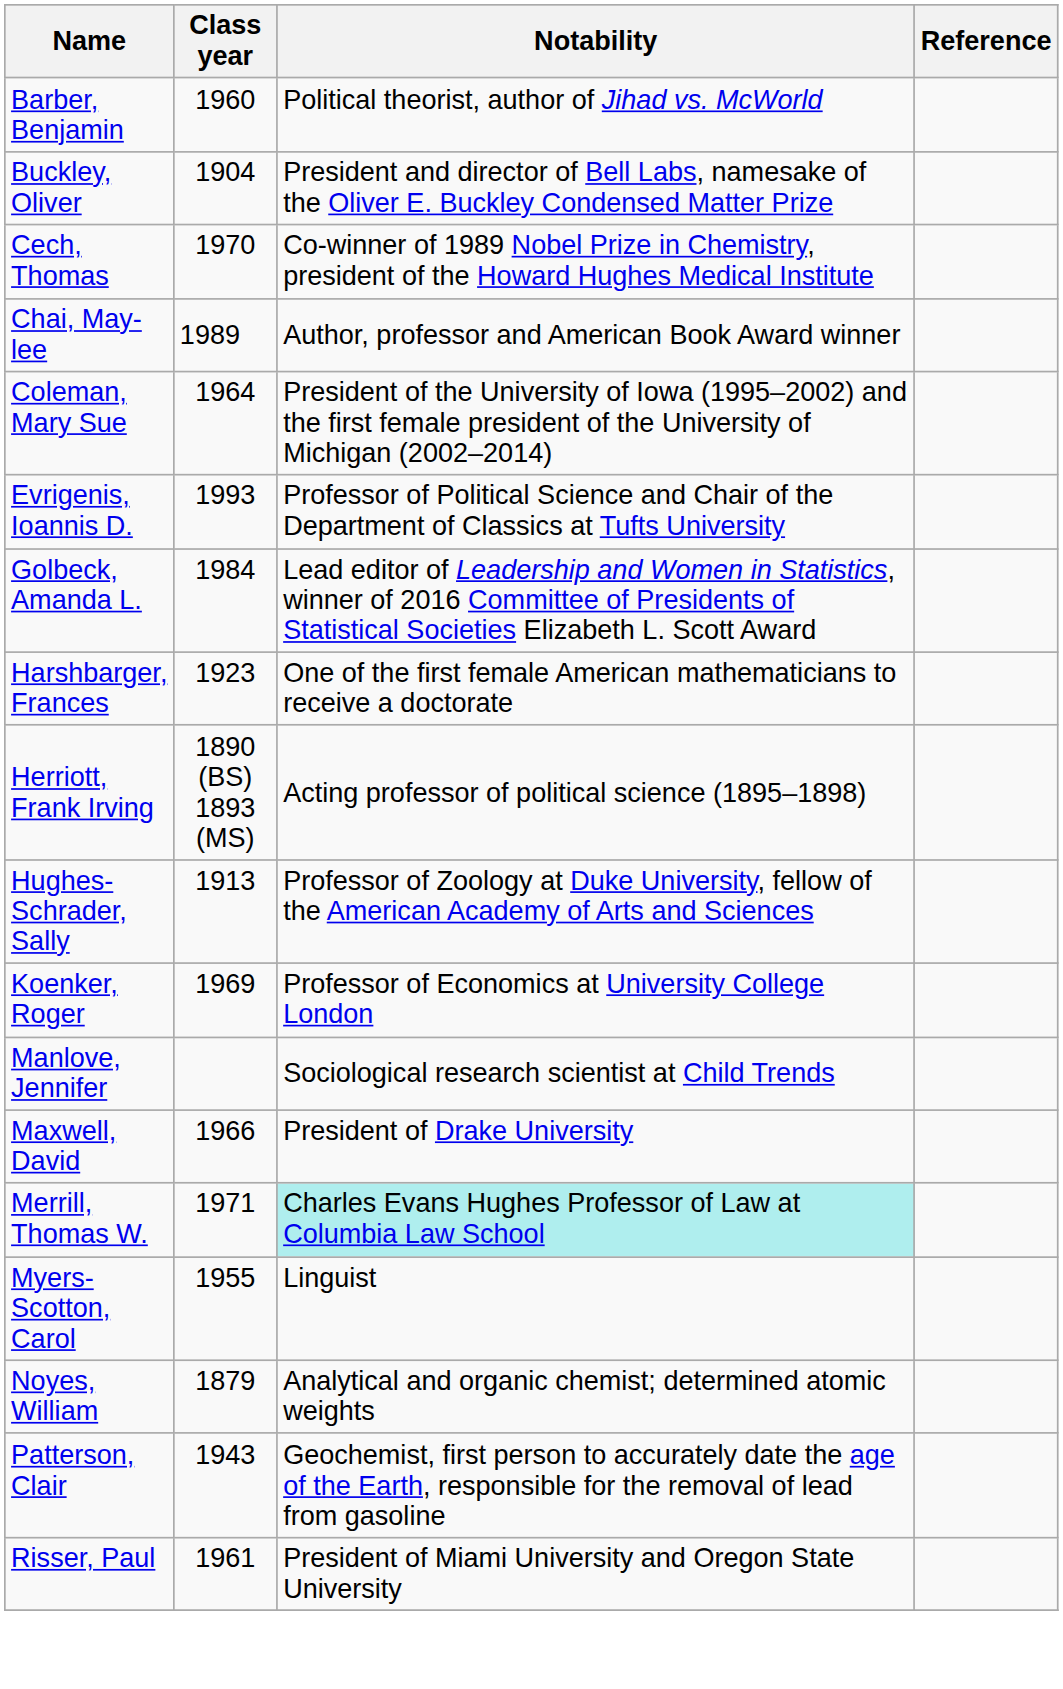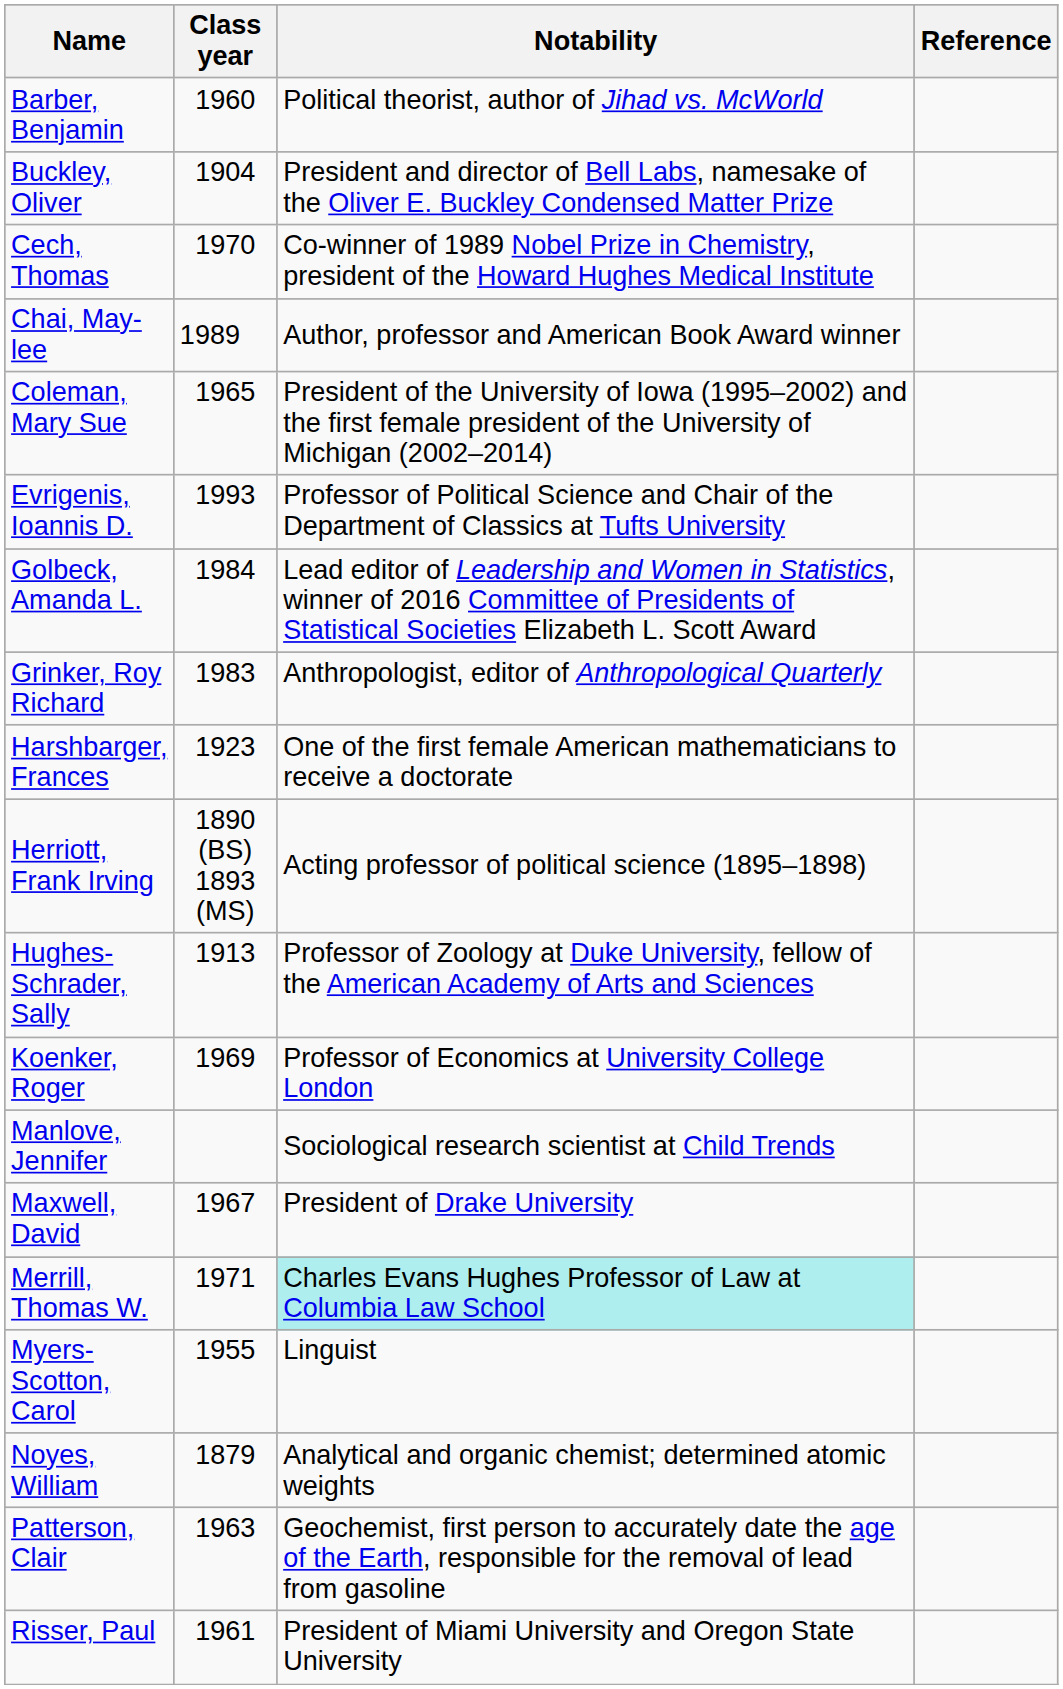(225, 392) 1964 -> (225, 392) 1965
+ row: (86, 688)
(225, 1130) 1966 -> (225, 1204) 1967
(225, 1454) 1943 -> (225, 1527) 1963
